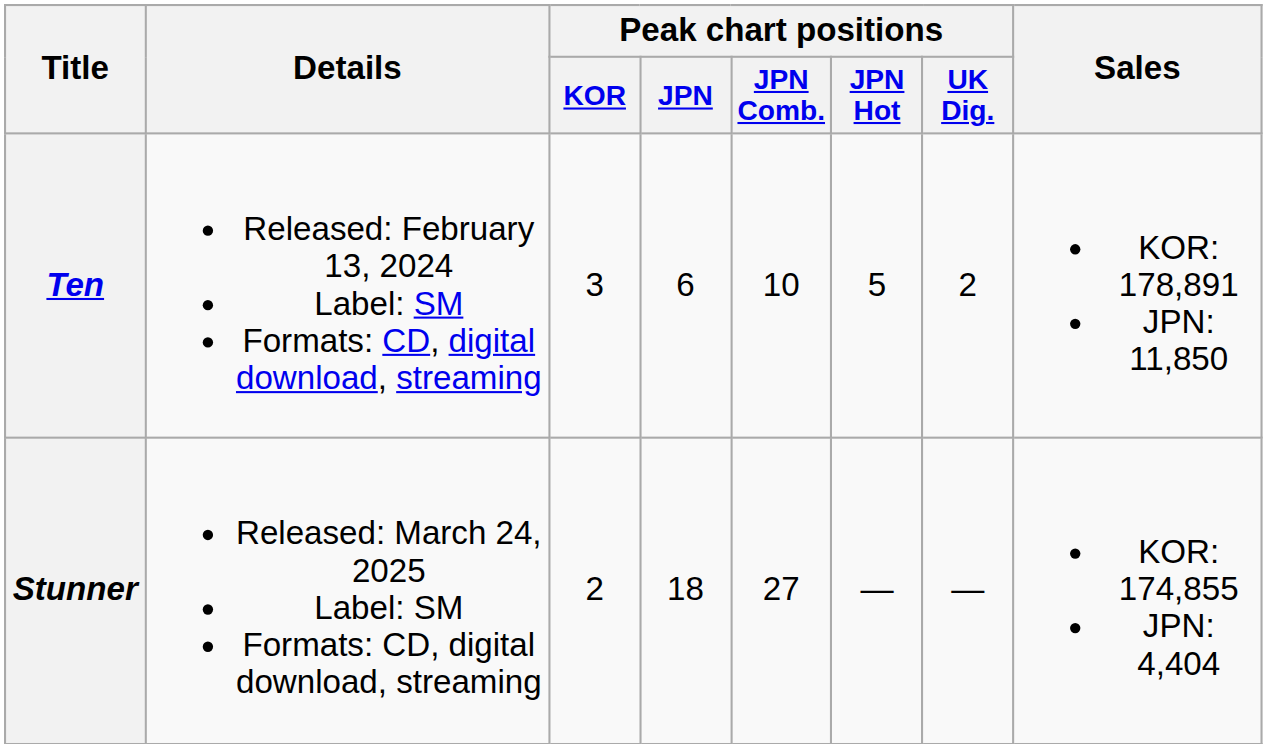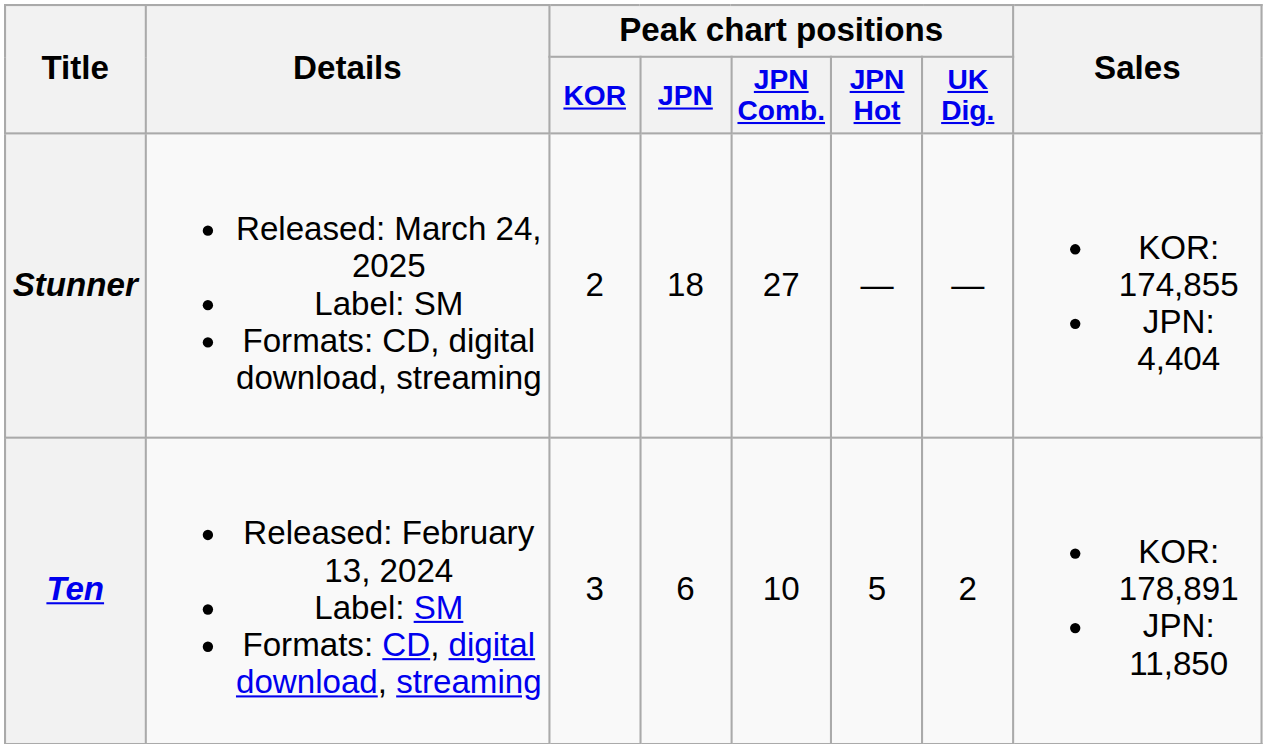rows swapped: (75, 284) <-> (75, 590)
